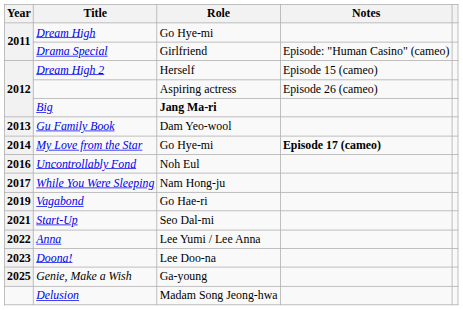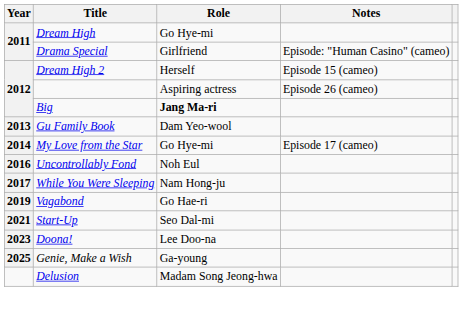(332, 145) bold -> (330, 145) normal
- row: (49, 239)
